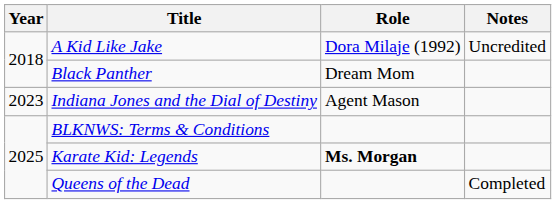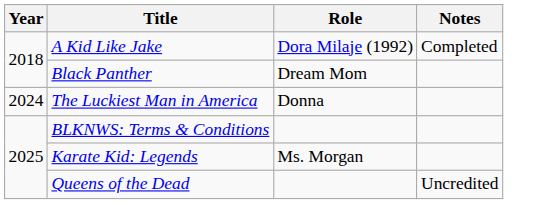(507, 45) Uncredited -> (459, 45) Completed
- row: (184, 101)
+ row: (154, 101)
(371, 156) bold -> (320, 156) normal
(507, 184) Completed -> (460, 184) Uncredited
